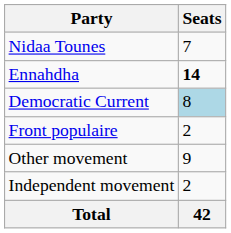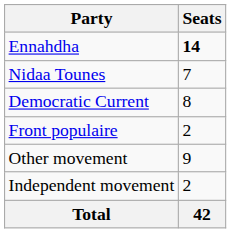rows swapped: (44, 74) <-> (57, 46)
(187, 102) lightblue background -> (187, 102) no background
